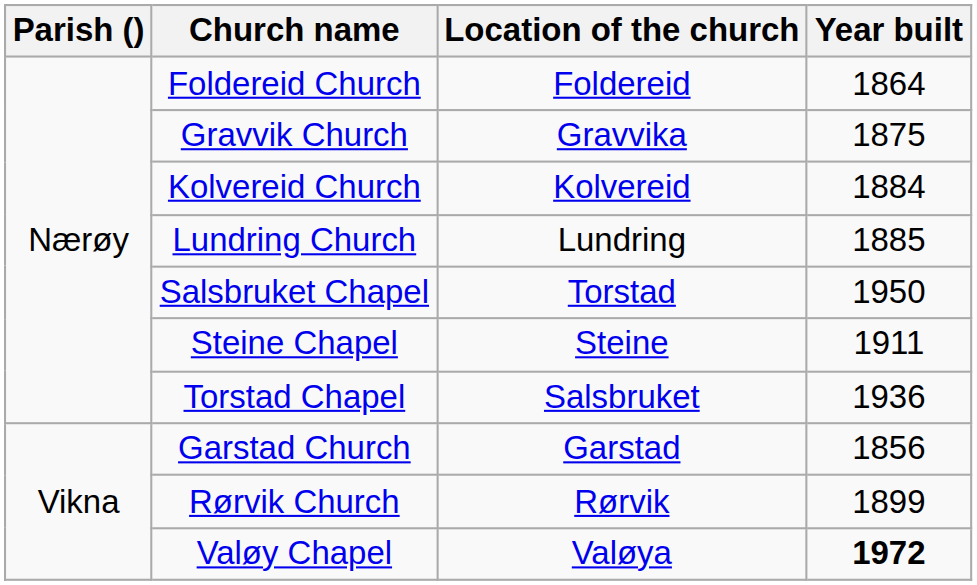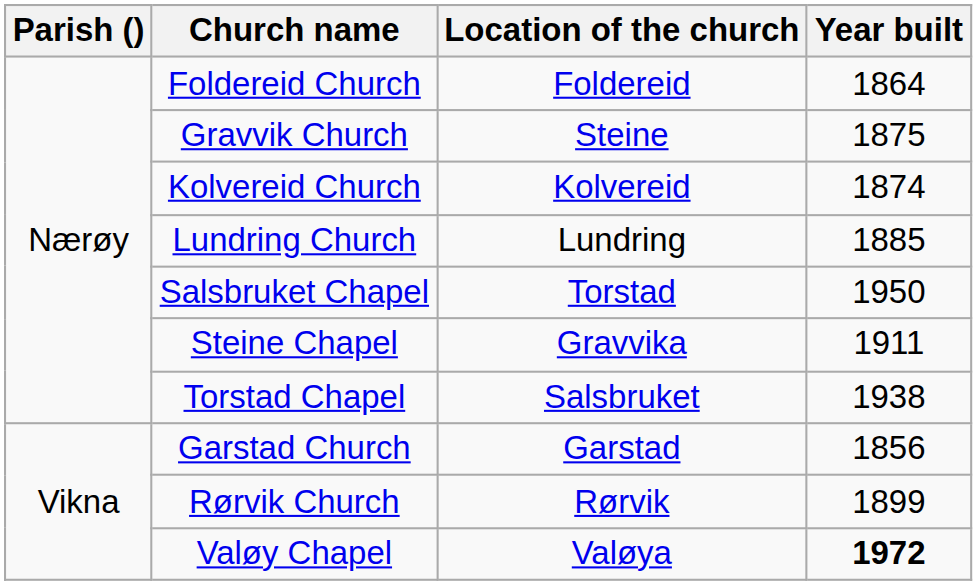(622, 135) Gravvika -> (622, 135) Steine
(889, 187) 1884 -> (889, 187) 1874
(622, 344) Steine -> (622, 344) Gravvika
(889, 396) 1936 -> (889, 396) 1938
